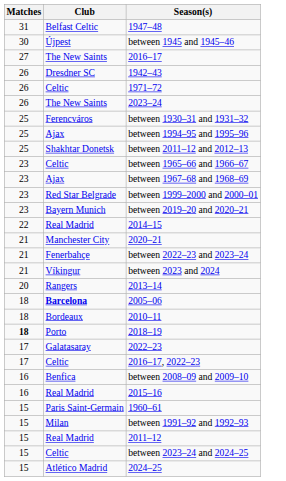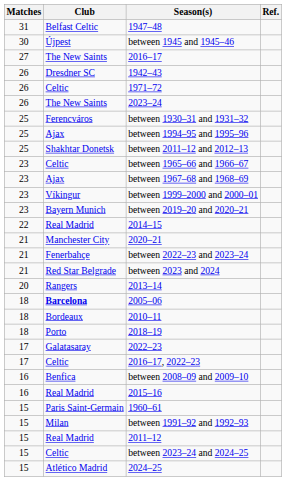+ column: (271, 12)
(81, 194) Red Star Belgrade -> (63, 194) Víkingur
(63, 270) Víkingur -> (81, 270) Red Star Belgrade
(24, 331) bold -> (24, 331) normal
